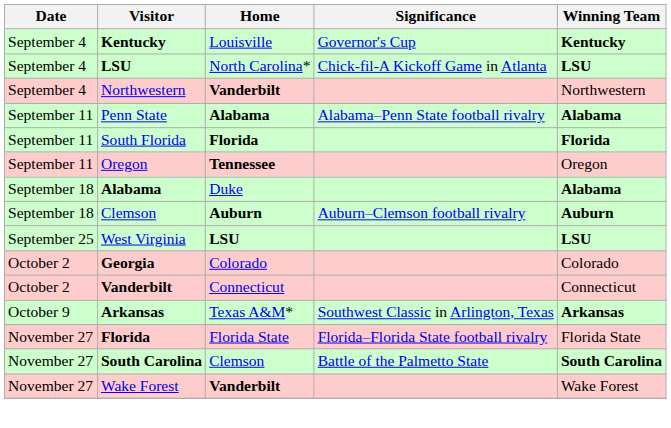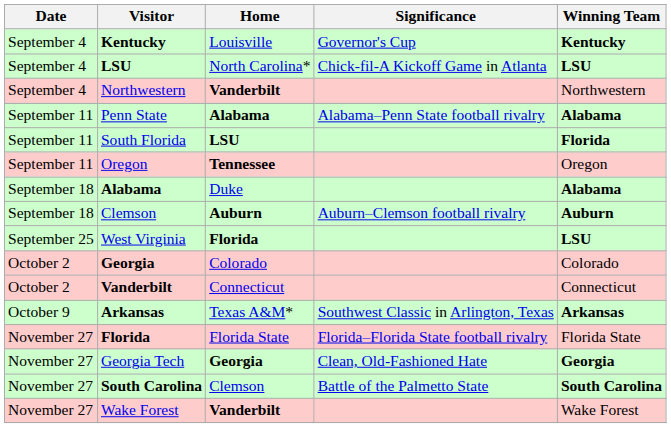(234, 139) Florida -> (224, 139) LSU
(224, 238) LSU -> (234, 238) Florida
+ row: (143, 361)
